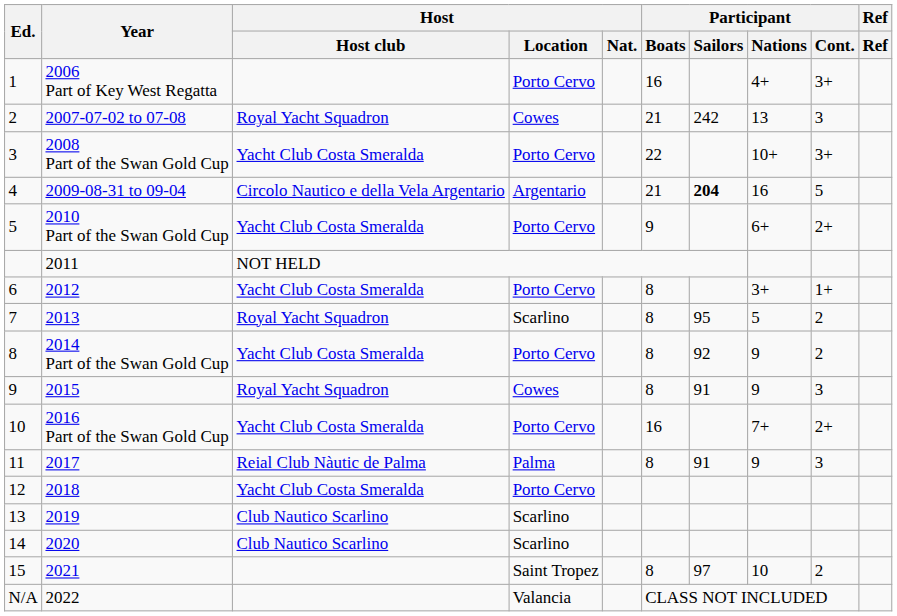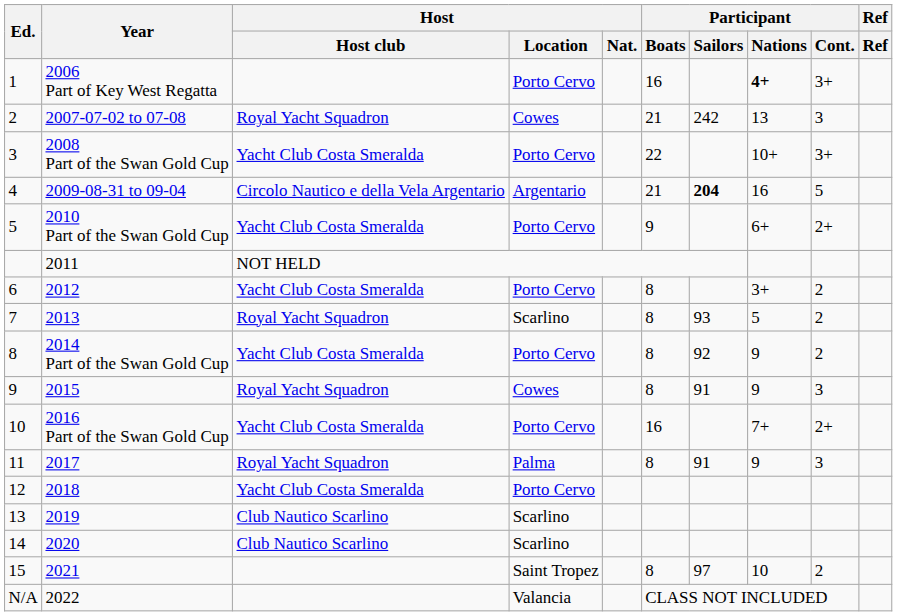(760, 81) normal -> (760, 81) bold
(824, 290) 1+ -> (819, 290) 2
(702, 317) 95 -> (702, 317) 93
(331, 463) Reial Club Nàutic de Palma -> (313, 463) Royal Yacht Squadron
